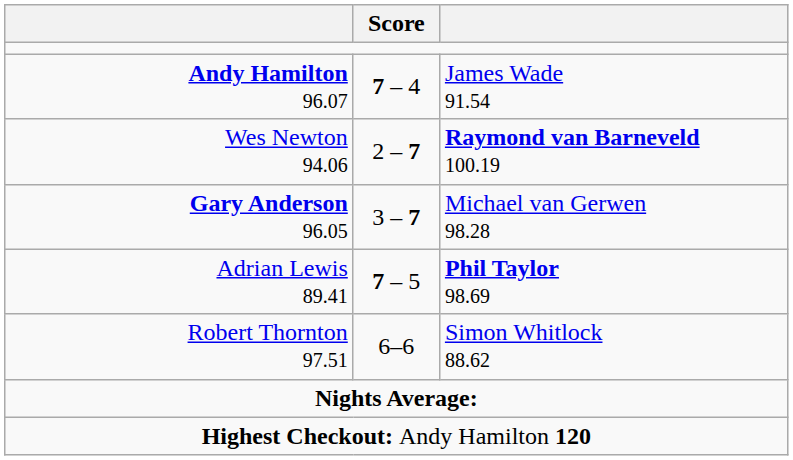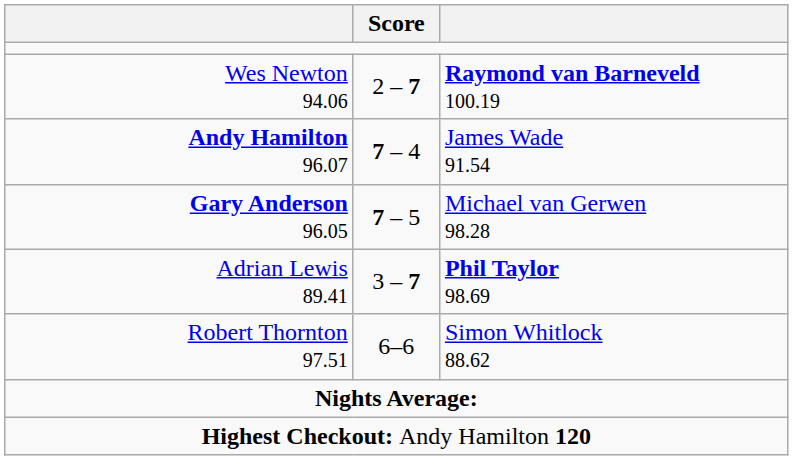rows swapped: (286, 151) <-> (268, 86)
(396, 216) 3 – 7 -> (396, 216) 7 – 5
(396, 281) 7 – 5 -> (396, 281) 3 – 7
